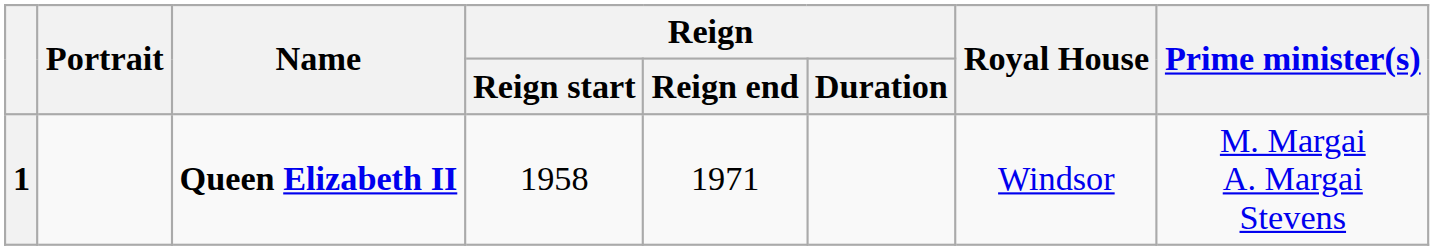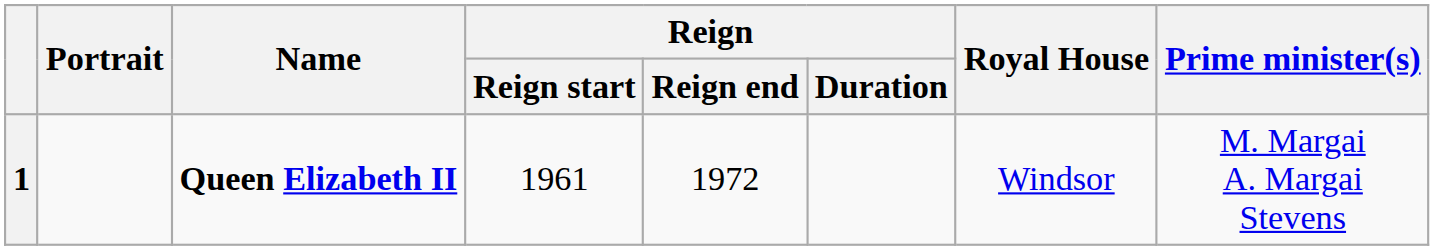(554, 178) 1958 -> (554, 178) 1961
(725, 178) 1971 -> (725, 178) 1972
